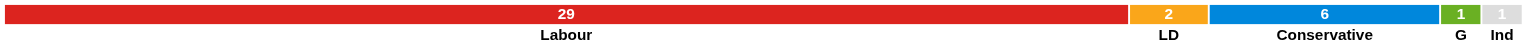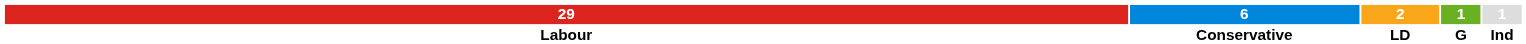columns swapped: (1325, 14) <-> (1169, 14)
